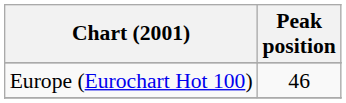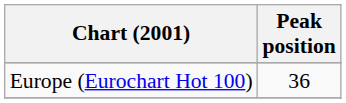(299, 80) 46 -> (299, 80) 36
